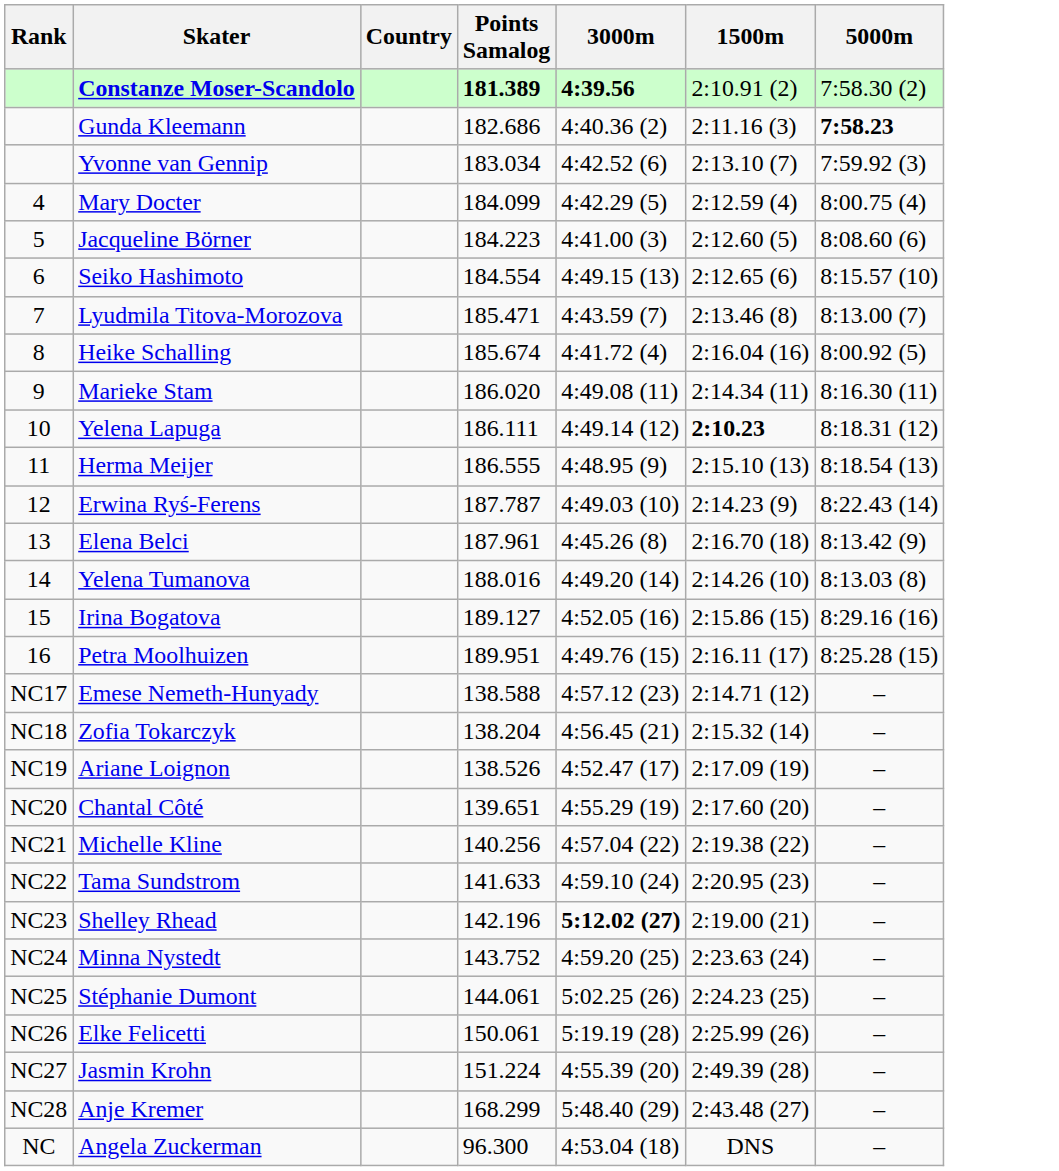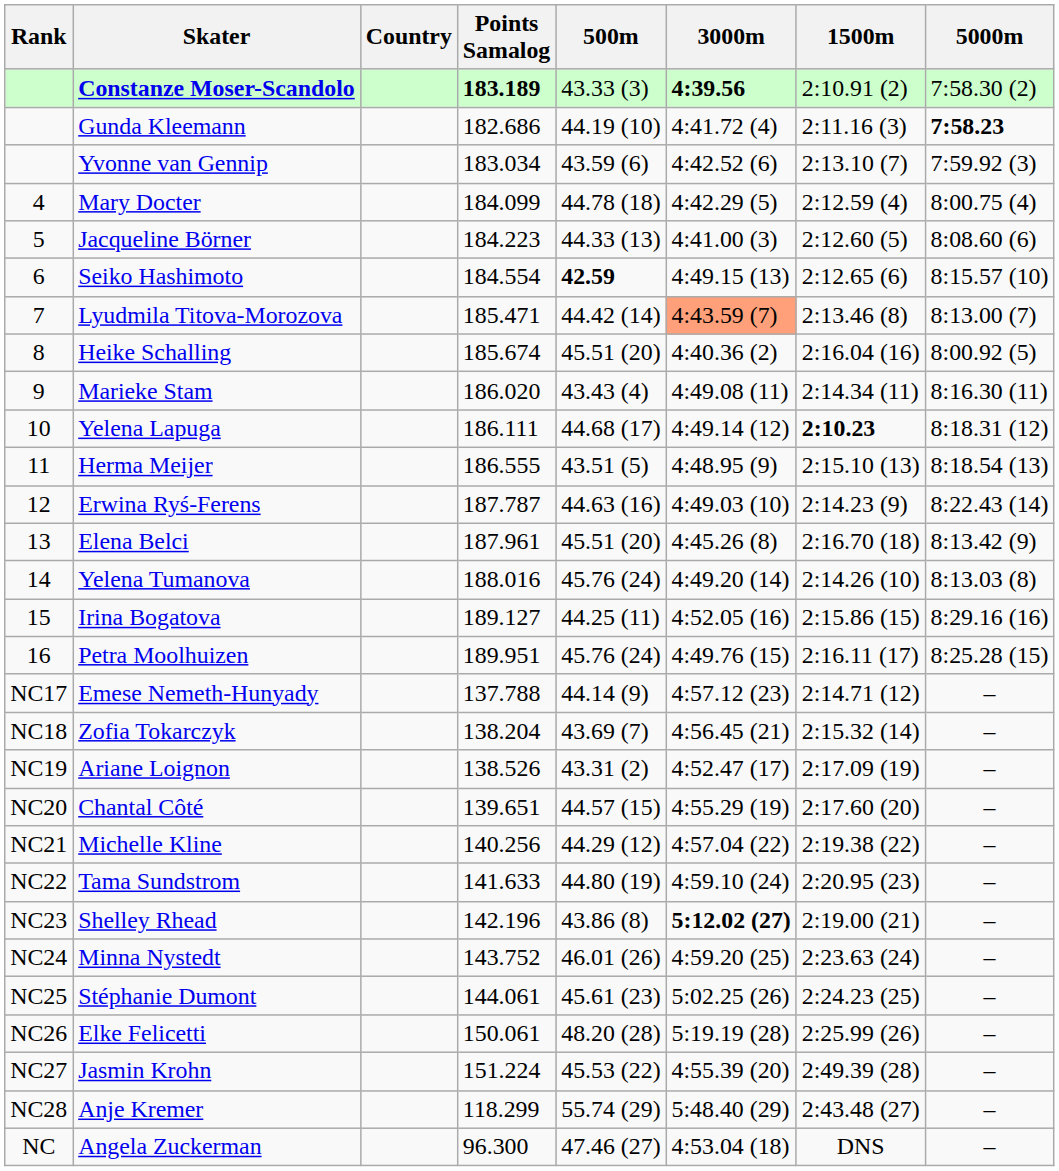+ column: (611, 36)
(502, 88) 181.389 -> (502, 88) 183.189
(614, 125) 4:40.36 (2) -> (725, 125) 4:41.72 (4)
(614, 314) no background -> (725, 314) lightsalmon background
(614, 352) 4:41.72 (4) -> (725, 352) 4:40.36 (2)
(502, 692) 138.588 -> (502, 692) 137.788
(502, 1108) 168.299 -> (501, 1108) 118.299
